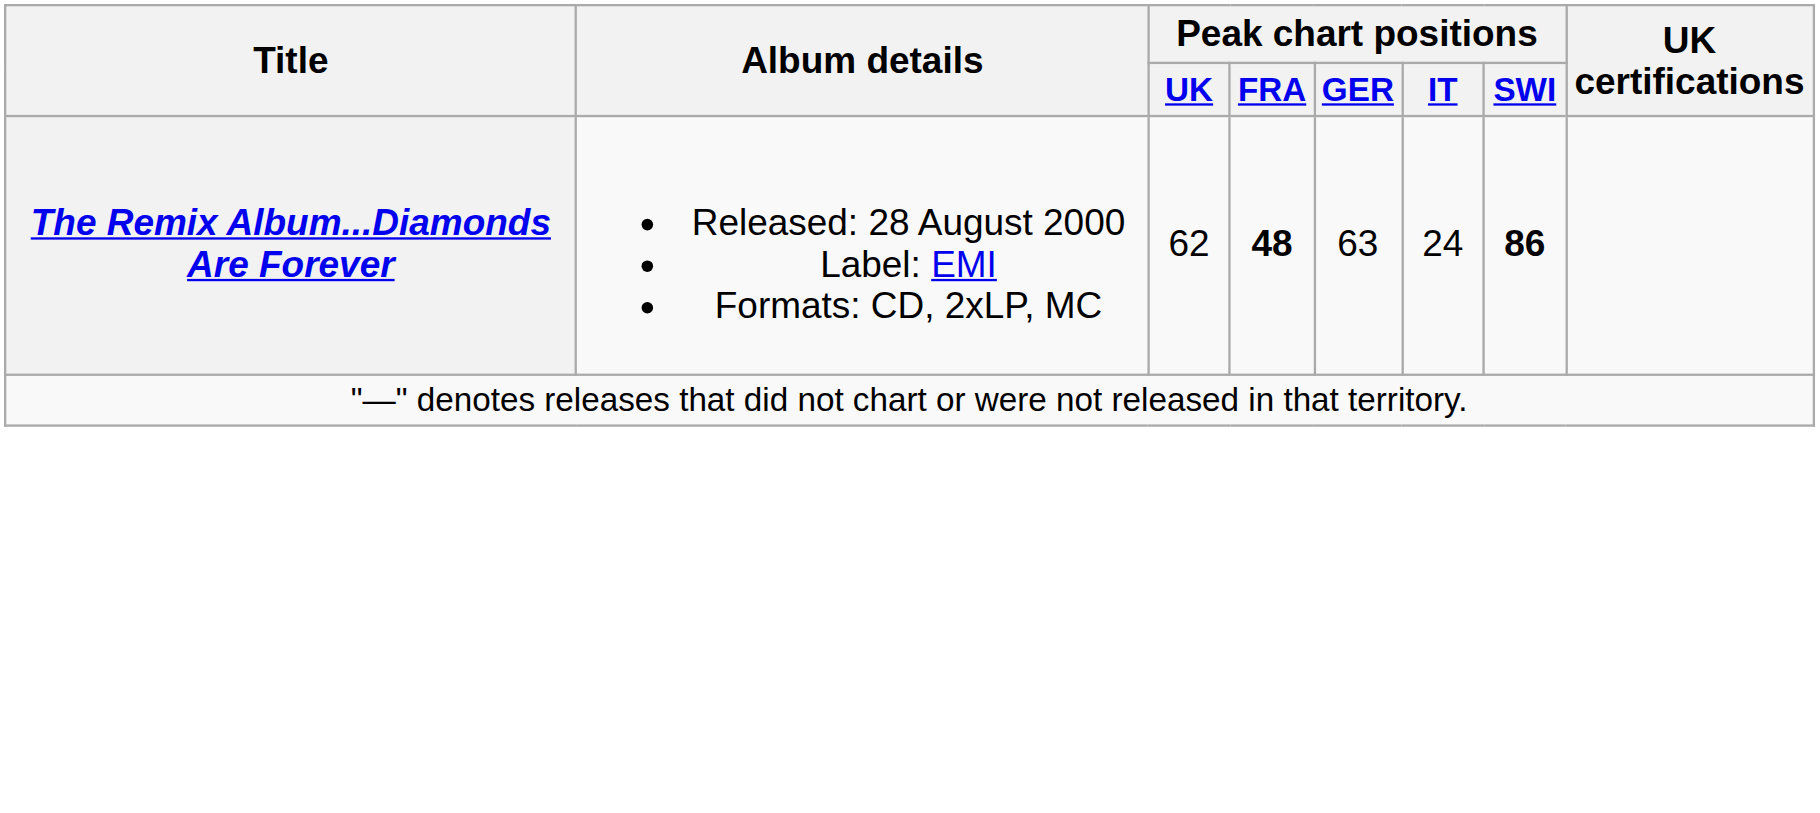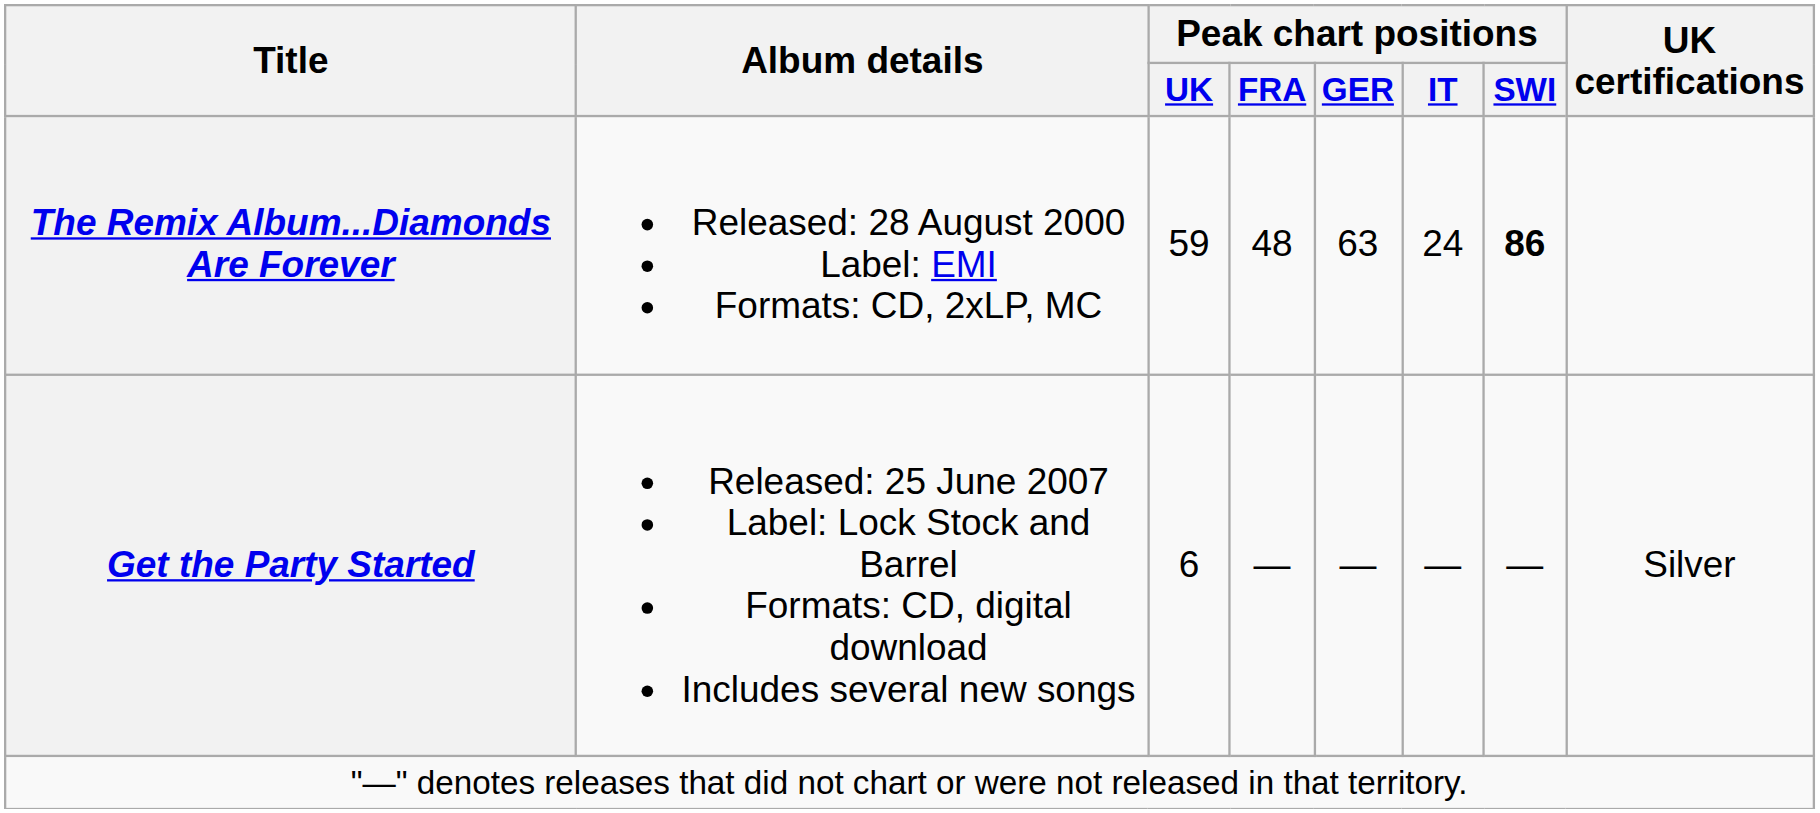(1189, 244) 62 -> (1189, 244) 59
(1272, 244) bold -> (1272, 244) normal
+ row: (291, 563)
